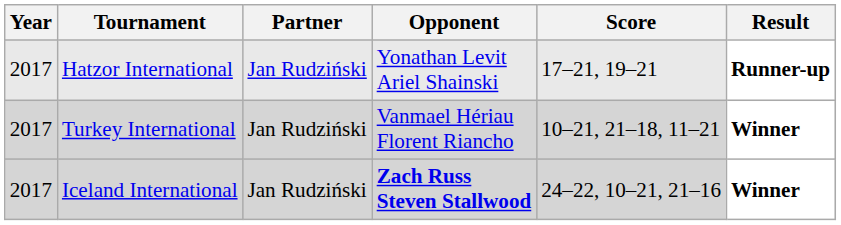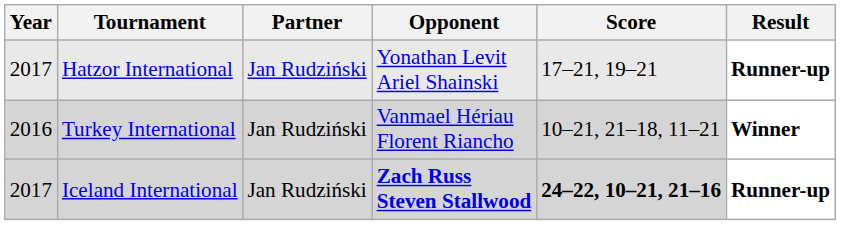(31, 129) 2017 -> (31, 129) 2016
(631, 189) normal -> (631, 189) bold
(765, 189) Winner -> (780, 189) Runner-up
